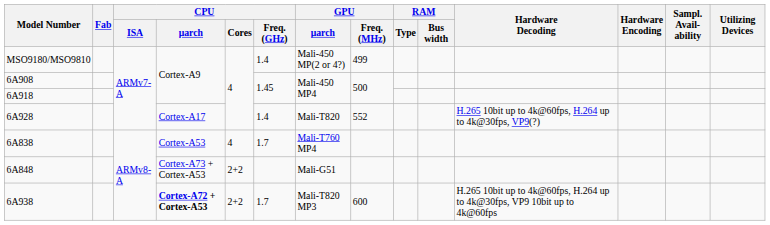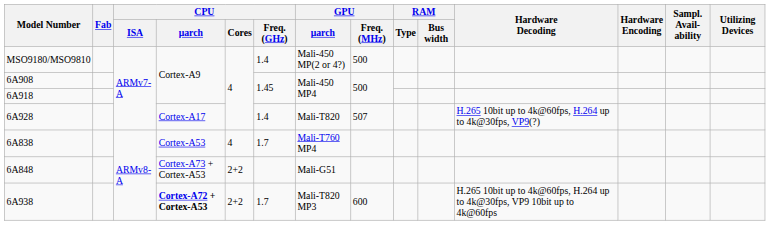(360, 59) 499 -> (360, 59) 500
(360, 117) 552 -> (360, 117) 507
